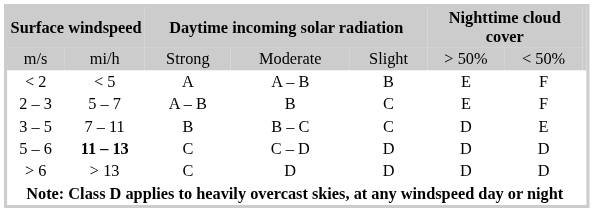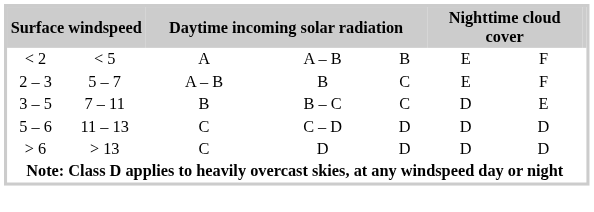- row: (290, 59)
(105, 148) bold -> (105, 126) normal
